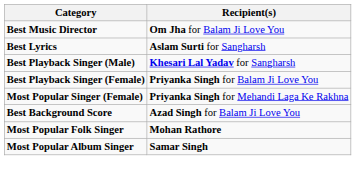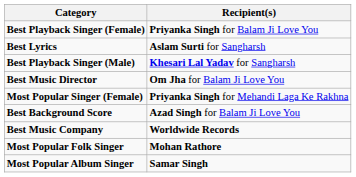rows swapped: (52, 29) <-> (76, 79)
+ row: (55, 130)
